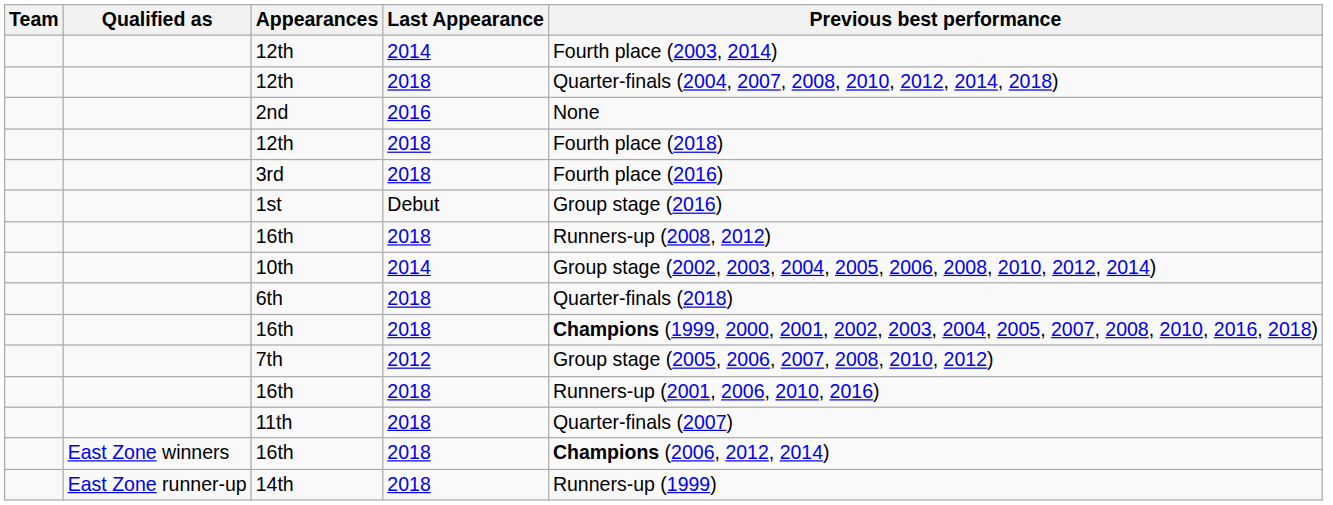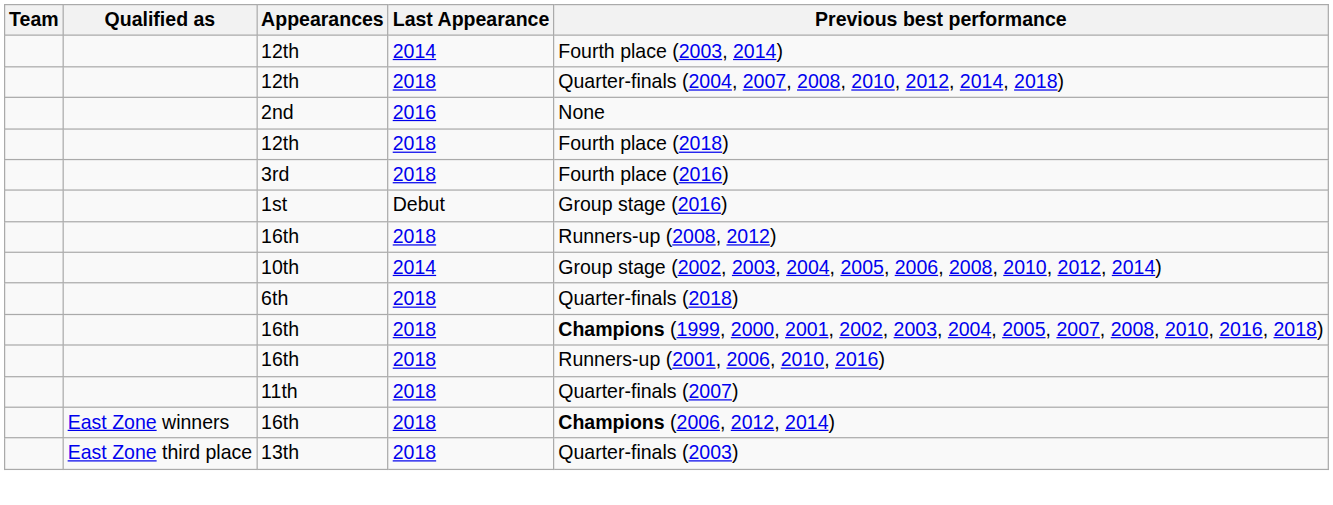- row: (269, 360)
- row: (275, 484)
+ row: (280, 453)
